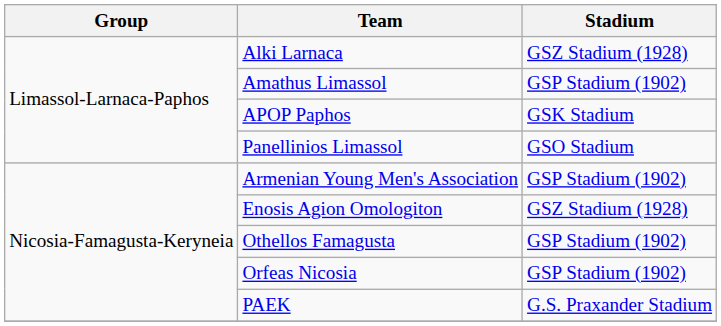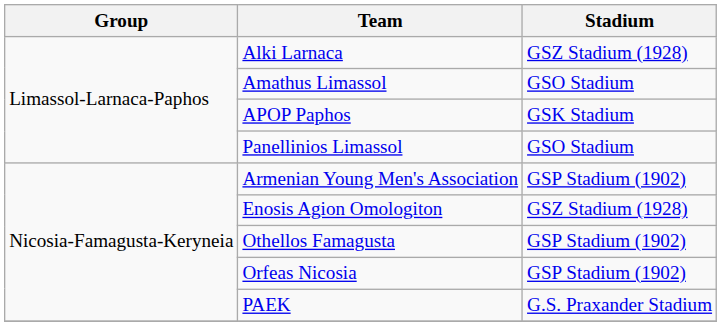(606, 83) GSP Stadium (1902) -> (581, 83) GSO Stadium
